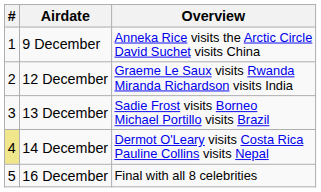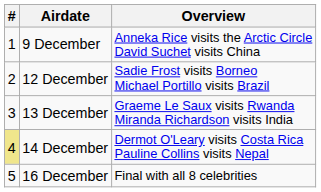(204, 79) Graeme Le Saux visits Rwanda Miranda Richardson visits India -> (192, 79) Sadie Frost visits Borneo Michael Portillo visits Brazil
(192, 113) Sadie Frost visits Borneo Michael Portillo visits Brazil -> (204, 113) Graeme Le Saux visits Rwanda Miranda Richardson visits India
